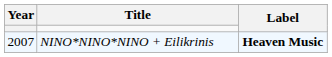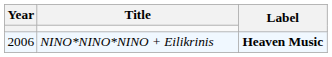(21, 42) 2007 -> (21, 42) 2006
